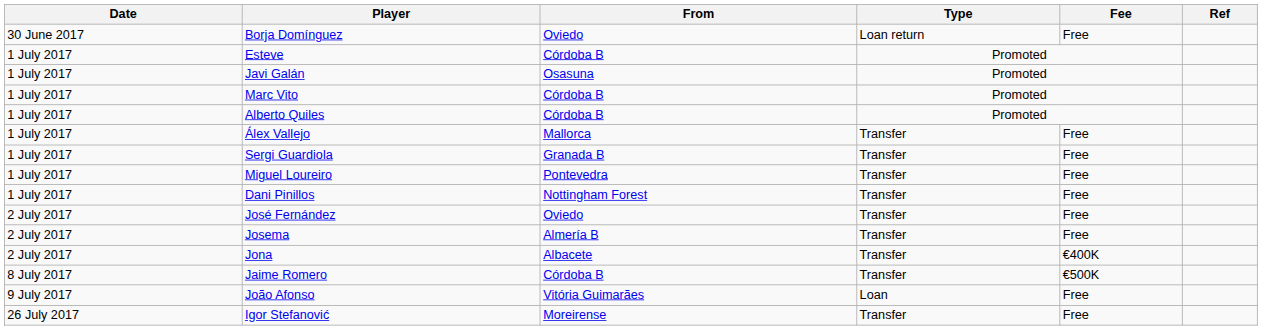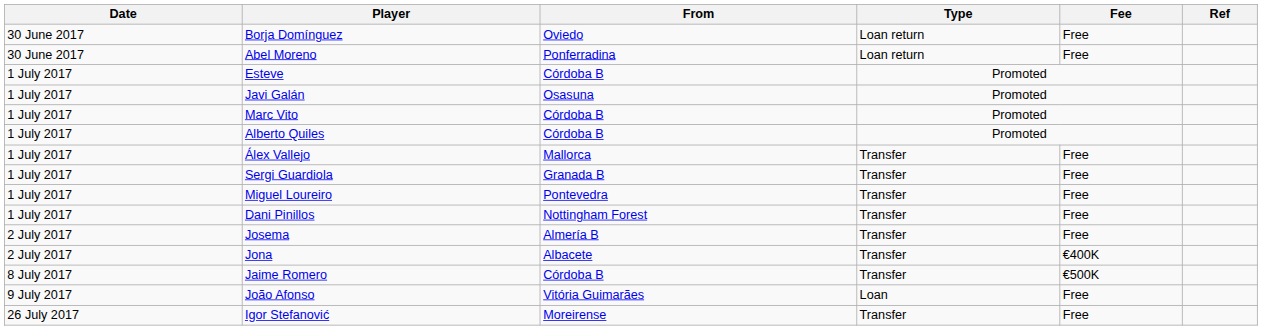+ row: (281, 54)
- row: (290, 214)
